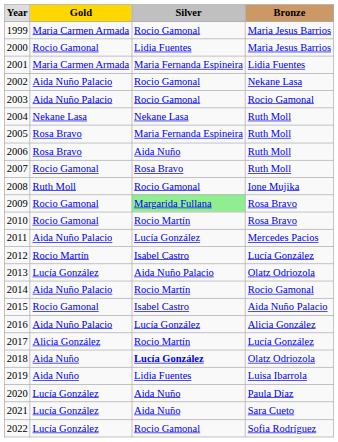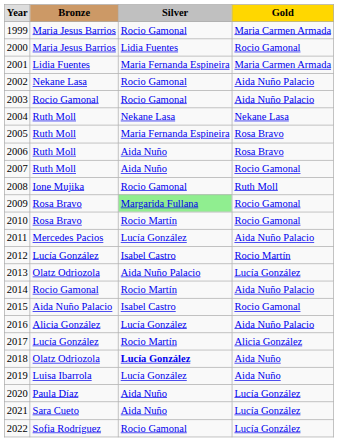columns swapped: (81, 13) <-> (289, 13)
(159, 168) Rosa Bravo -> (144, 168) Aida Nuño
(163, 376) Lidia Fuentes -> (154, 376) Lucía González
